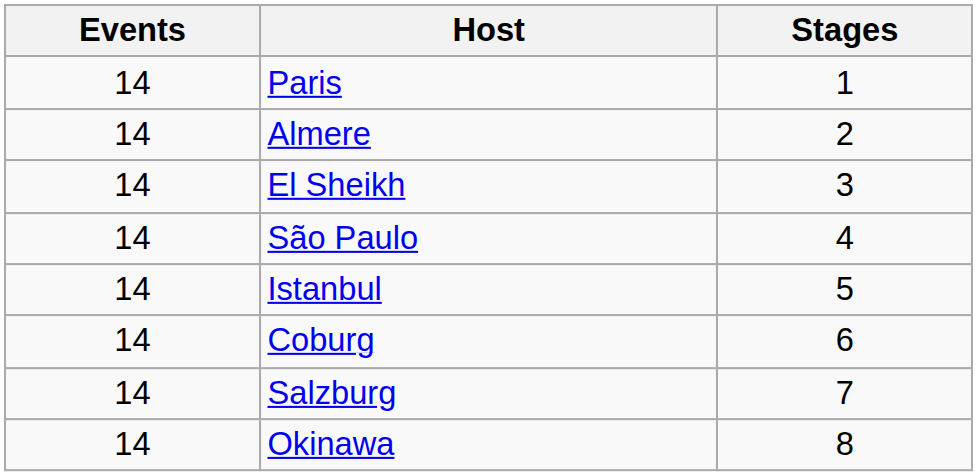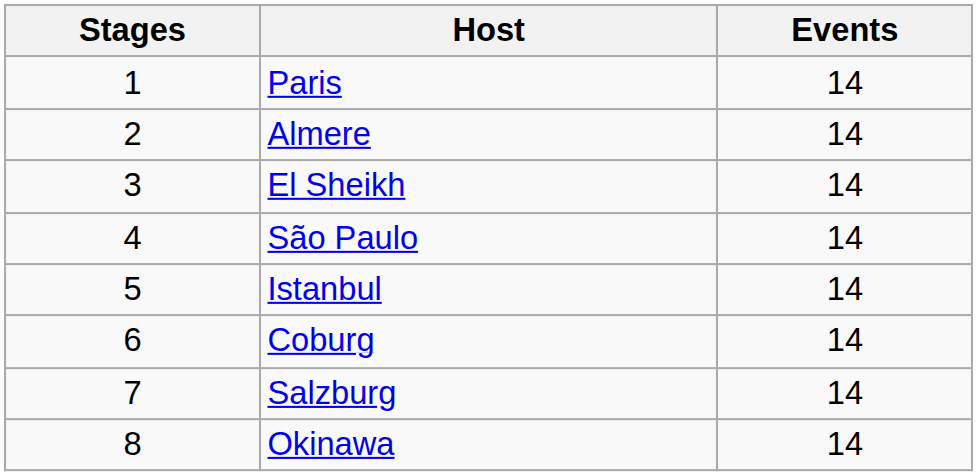columns swapped: (845, 30) <-> (132, 30)
